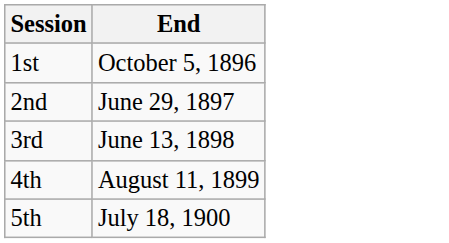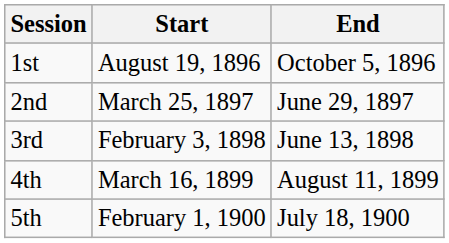+ column: (182, 23)
